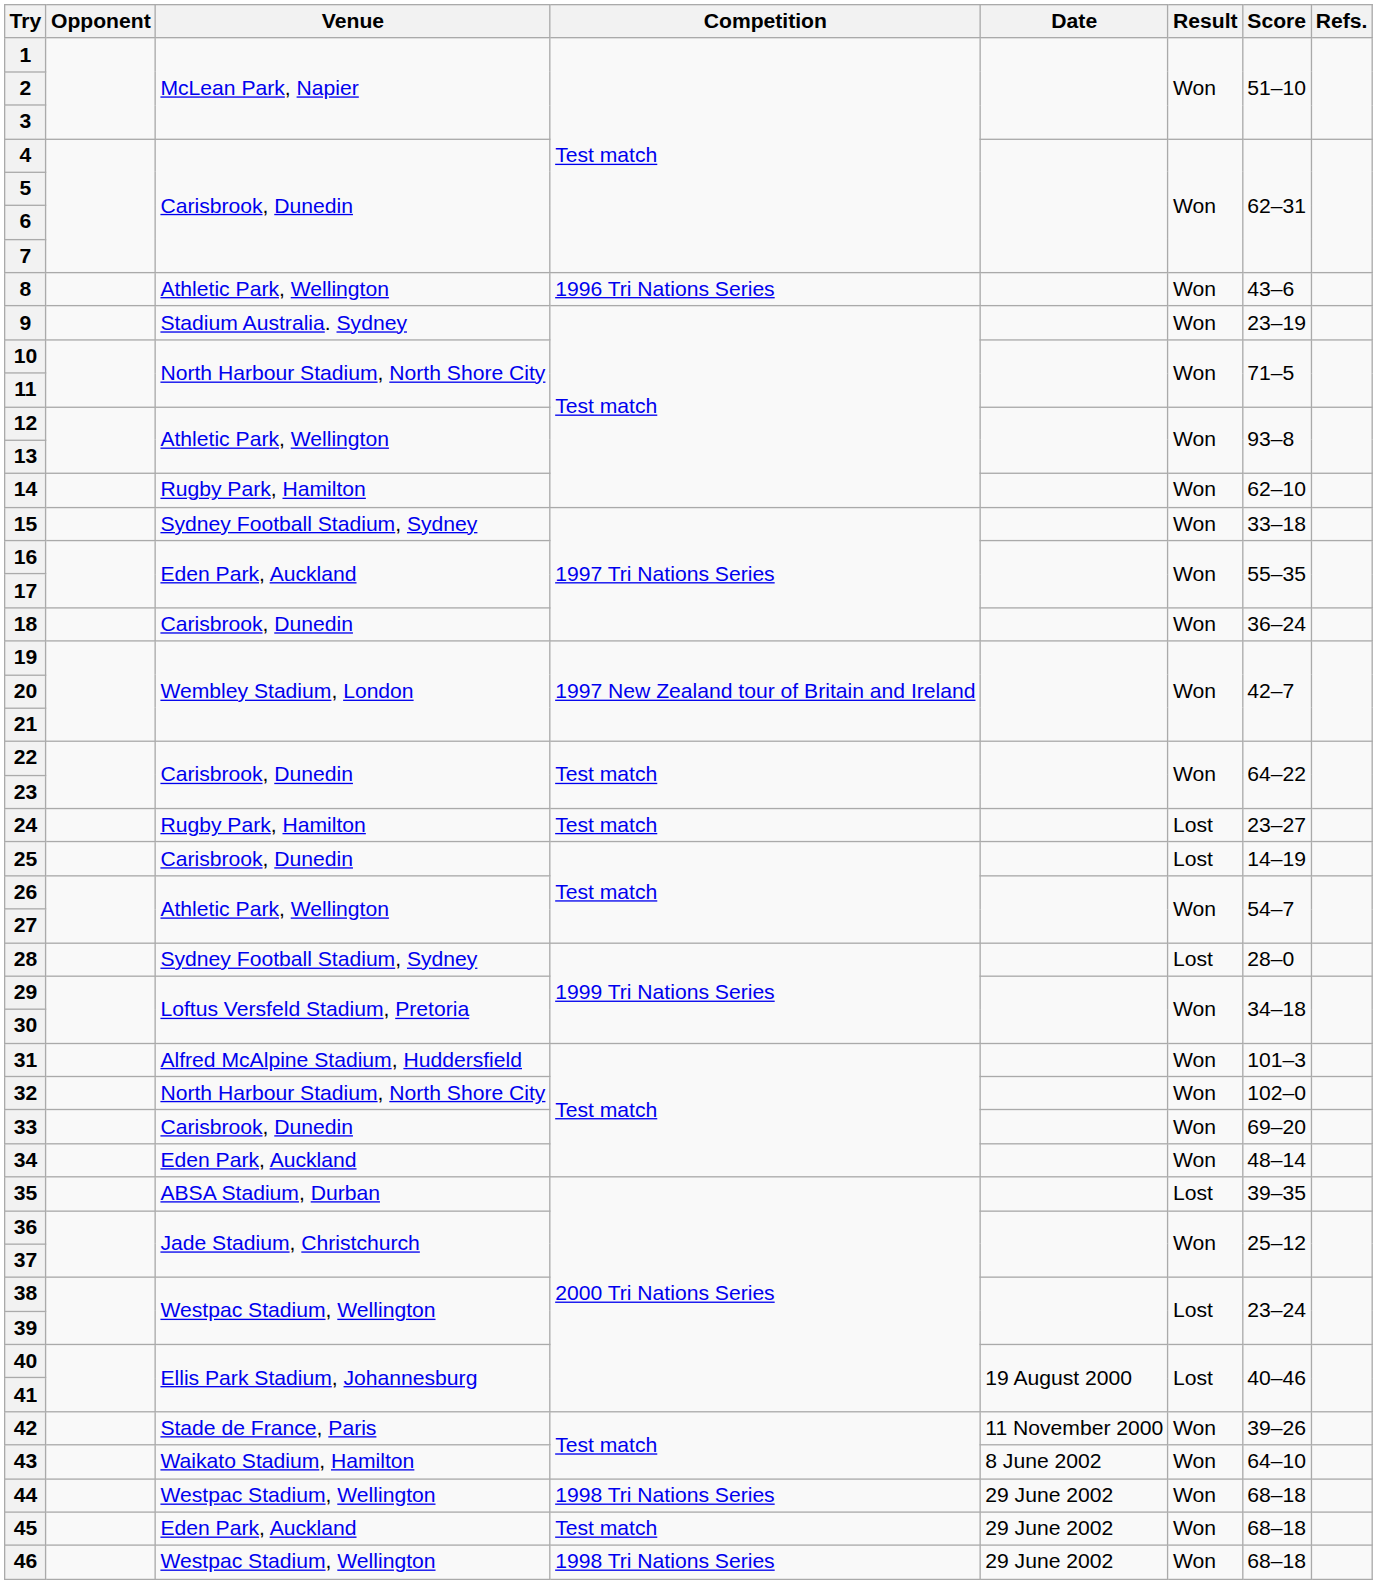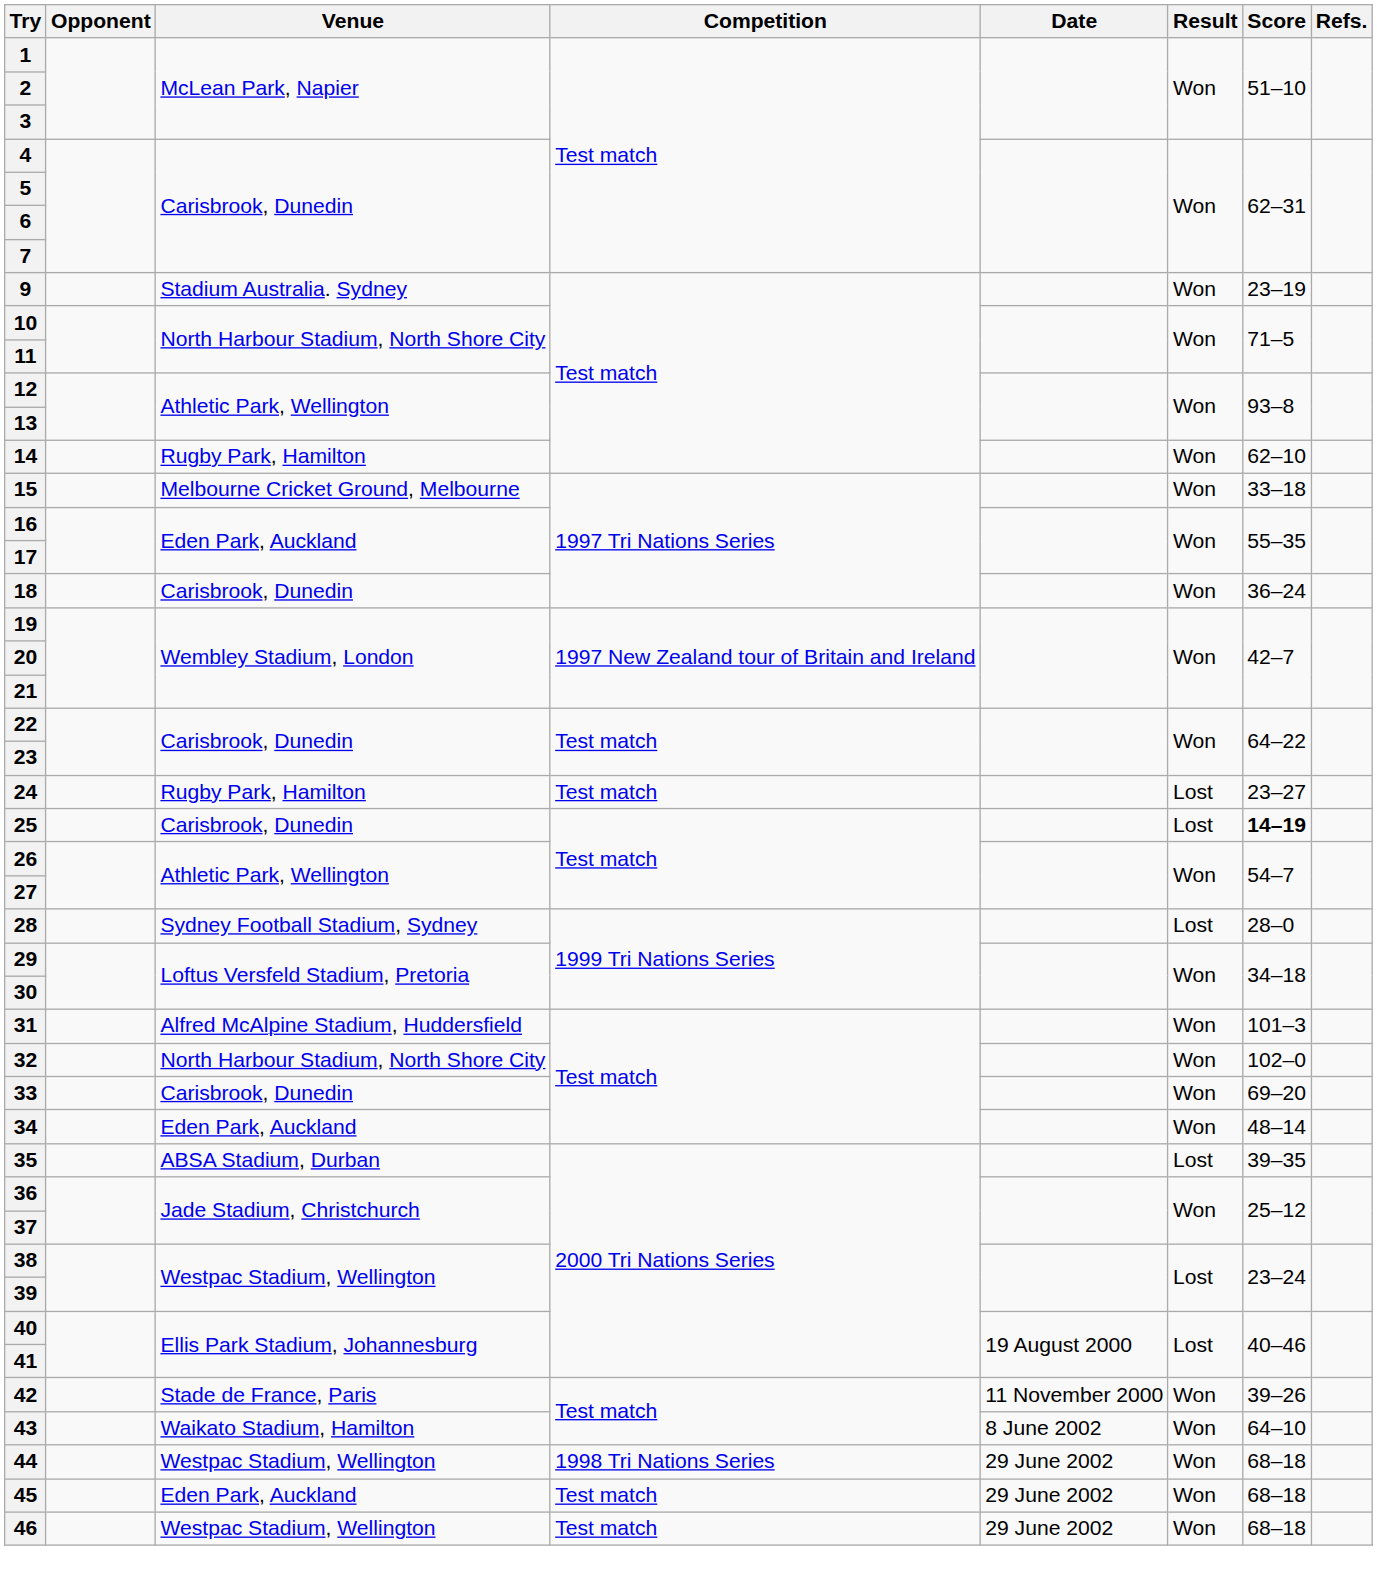- row: (25, 289)
(319, 523) Sydney Football Stadium, Sydney -> (340, 490) Melbourne Cricket Ground, Melbourne
(1277, 858) normal -> (1277, 825) bold
(665, 1562) 1998 Tri Nations Series -> (606, 1528) Test match
